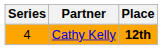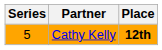(27, 34) 4 -> (27, 34) 5
